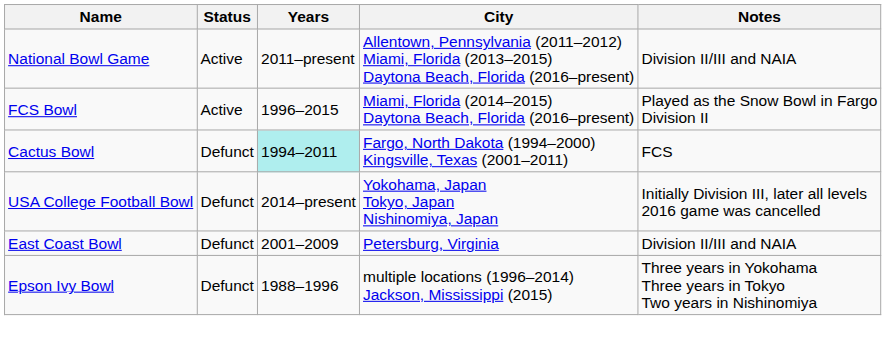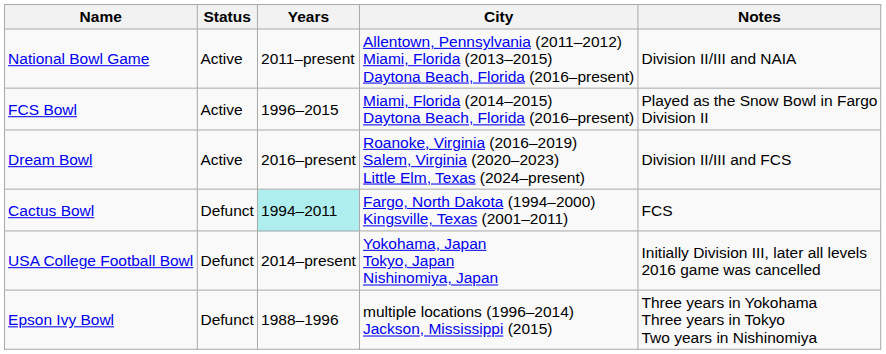+ row: (50, 160)
- row: (65, 244)
